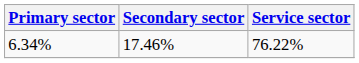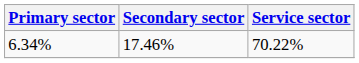(278, 44) 76.22% -> (278, 44) 70.22%
